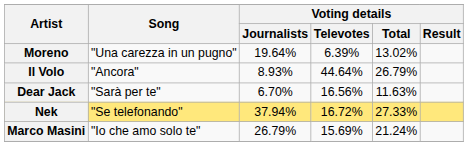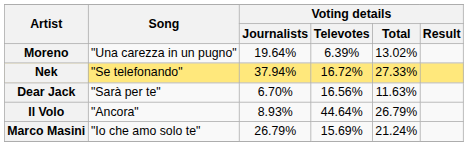rows swapped: (46, 111) <-> (46, 72)
